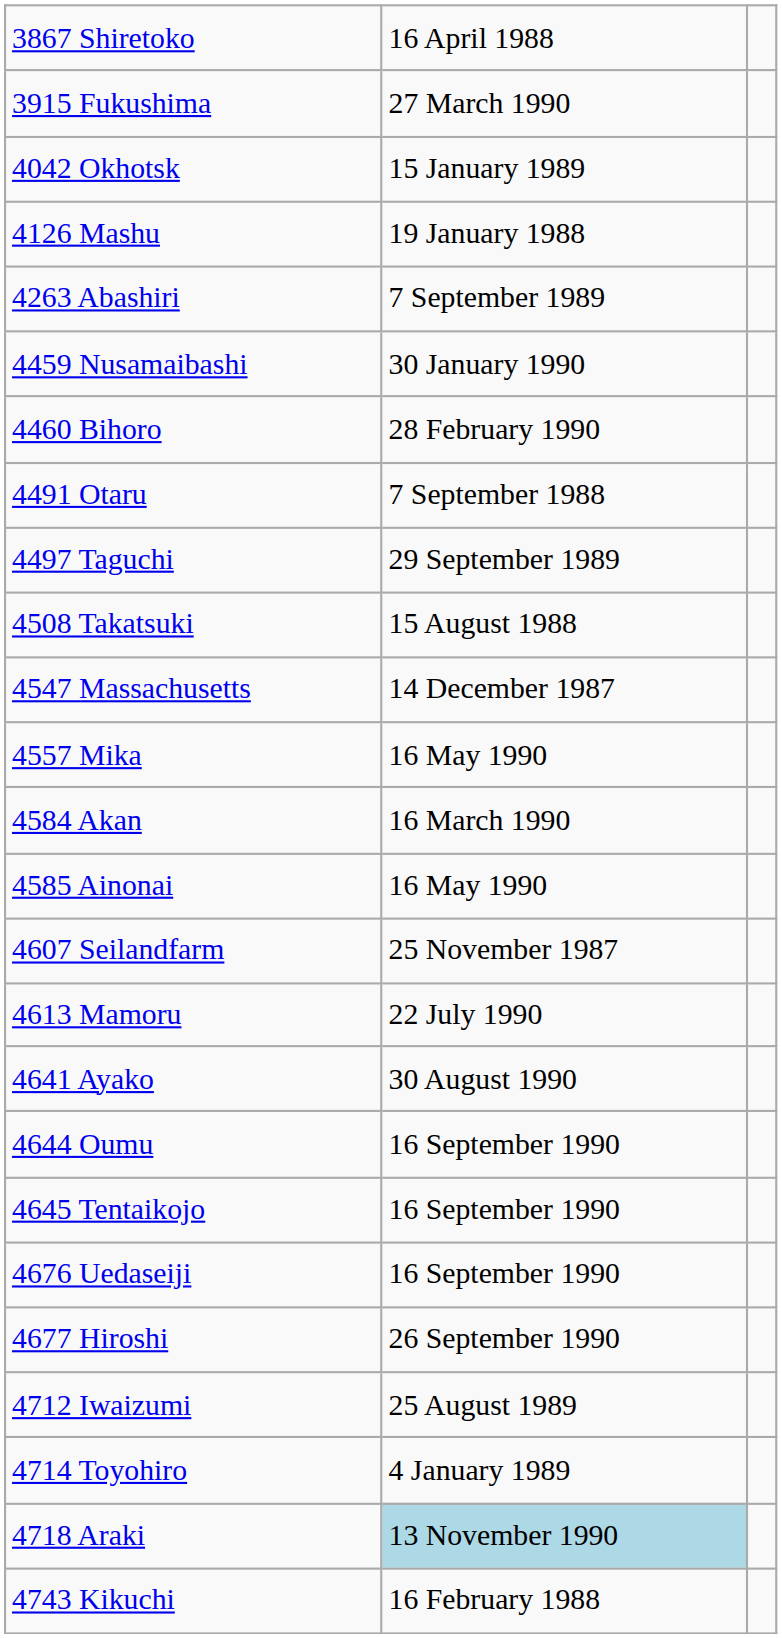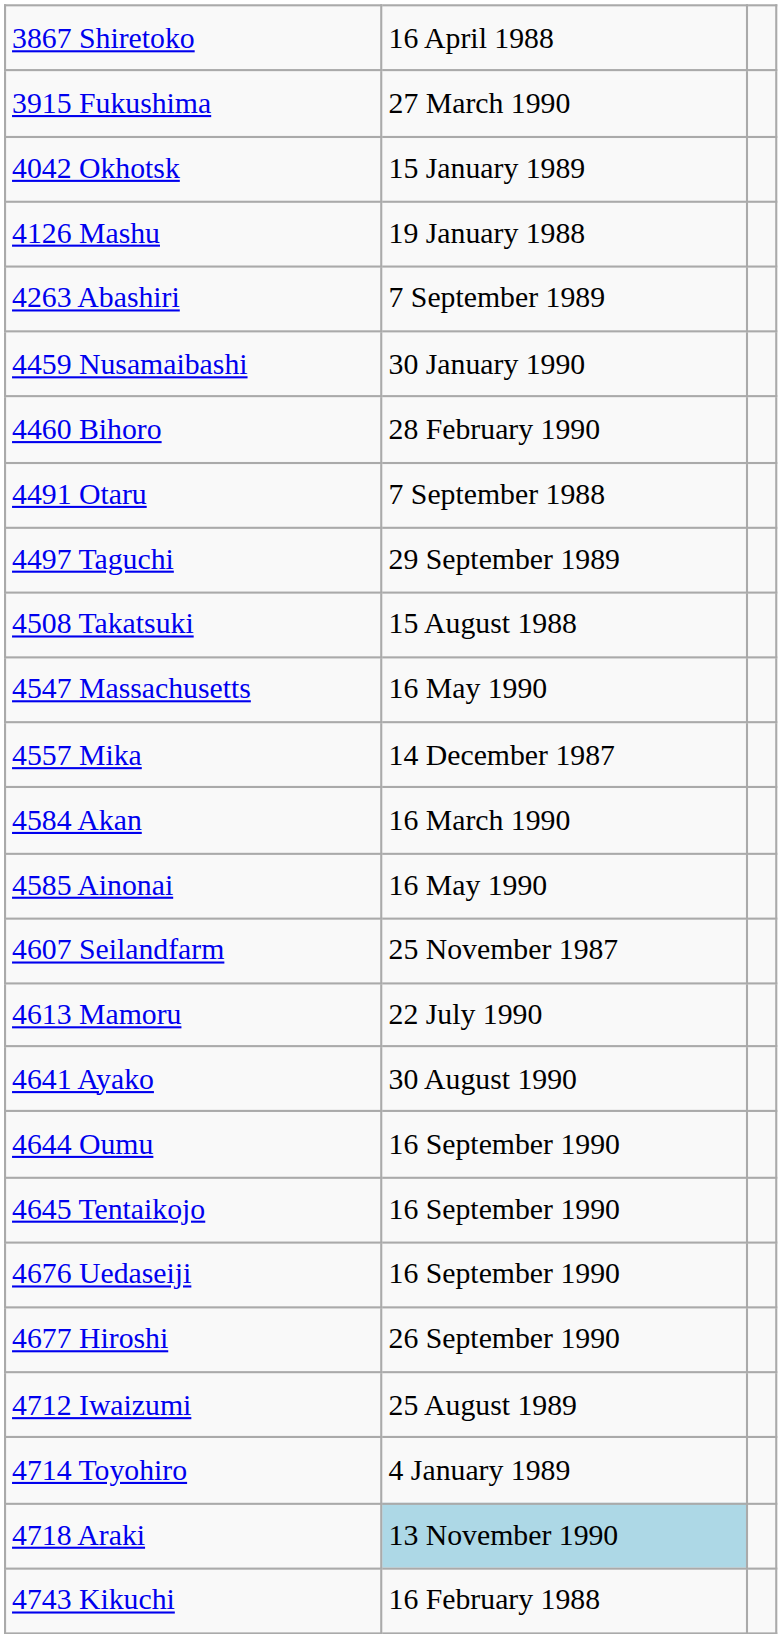(502, 689) 14 December 1987 -> (468, 689) 16 May 1990
(468, 754) 16 May 1990 -> (502, 754) 14 December 1987
